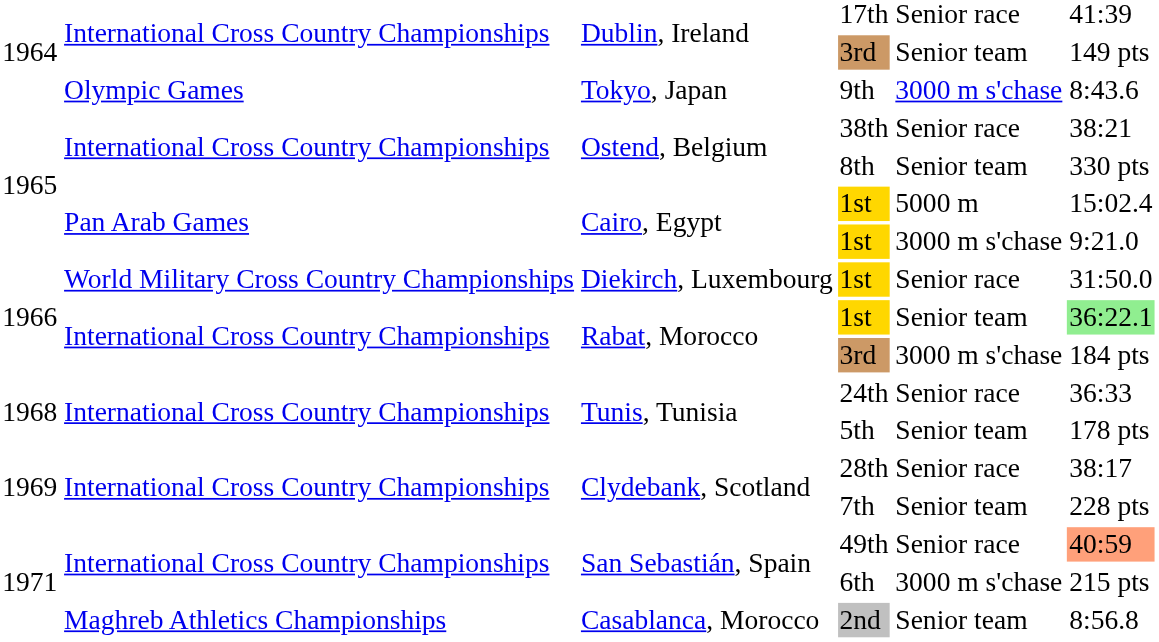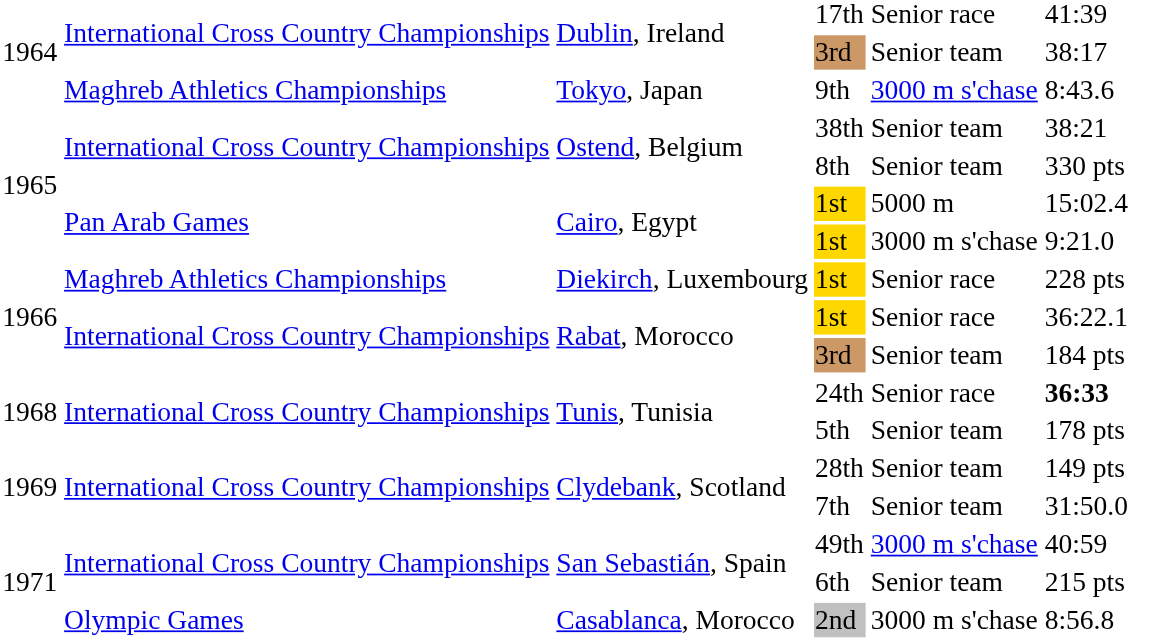(1109, 52) 149 pts -> (1076, 52) 38:17
(154, 89) Olympic Games -> (255, 89) Maghreb Athletics Championships
(958, 127) Senior race -> (937, 127) Senior team
(319, 279) World Military Cross Country Championships -> (255, 279) Maghreb Athletics Championships
(1111, 279) 31:50.0 -> (1085, 279) 228 pts
(961, 316) Senior team -> (933, 316) Senior race
(1111, 316) lightgreen background -> (1086, 316) no background
(979, 354) 3000 m s'chase -> (937, 354) Senior team
(1101, 392) normal -> (1077, 392) bold
(958, 468) Senior race -> (937, 468) Senior team
(1101, 468) 38:17 -> (1085, 468) 149 pts
(1109, 506) 228 pts -> (1086, 506) 31:50.0
(958, 544) Senior race -> (954, 544) 3000 m s'chase
(1101, 544) lightsalmon background -> (1076, 544) no background
(979, 581) 3000 m s'chase -> (937, 581) Senior team
(255, 619) Maghreb Athletics Championships -> (154, 619) Olympic Games
(961, 619) Senior team -> (954, 619) 3000 m s'chase
